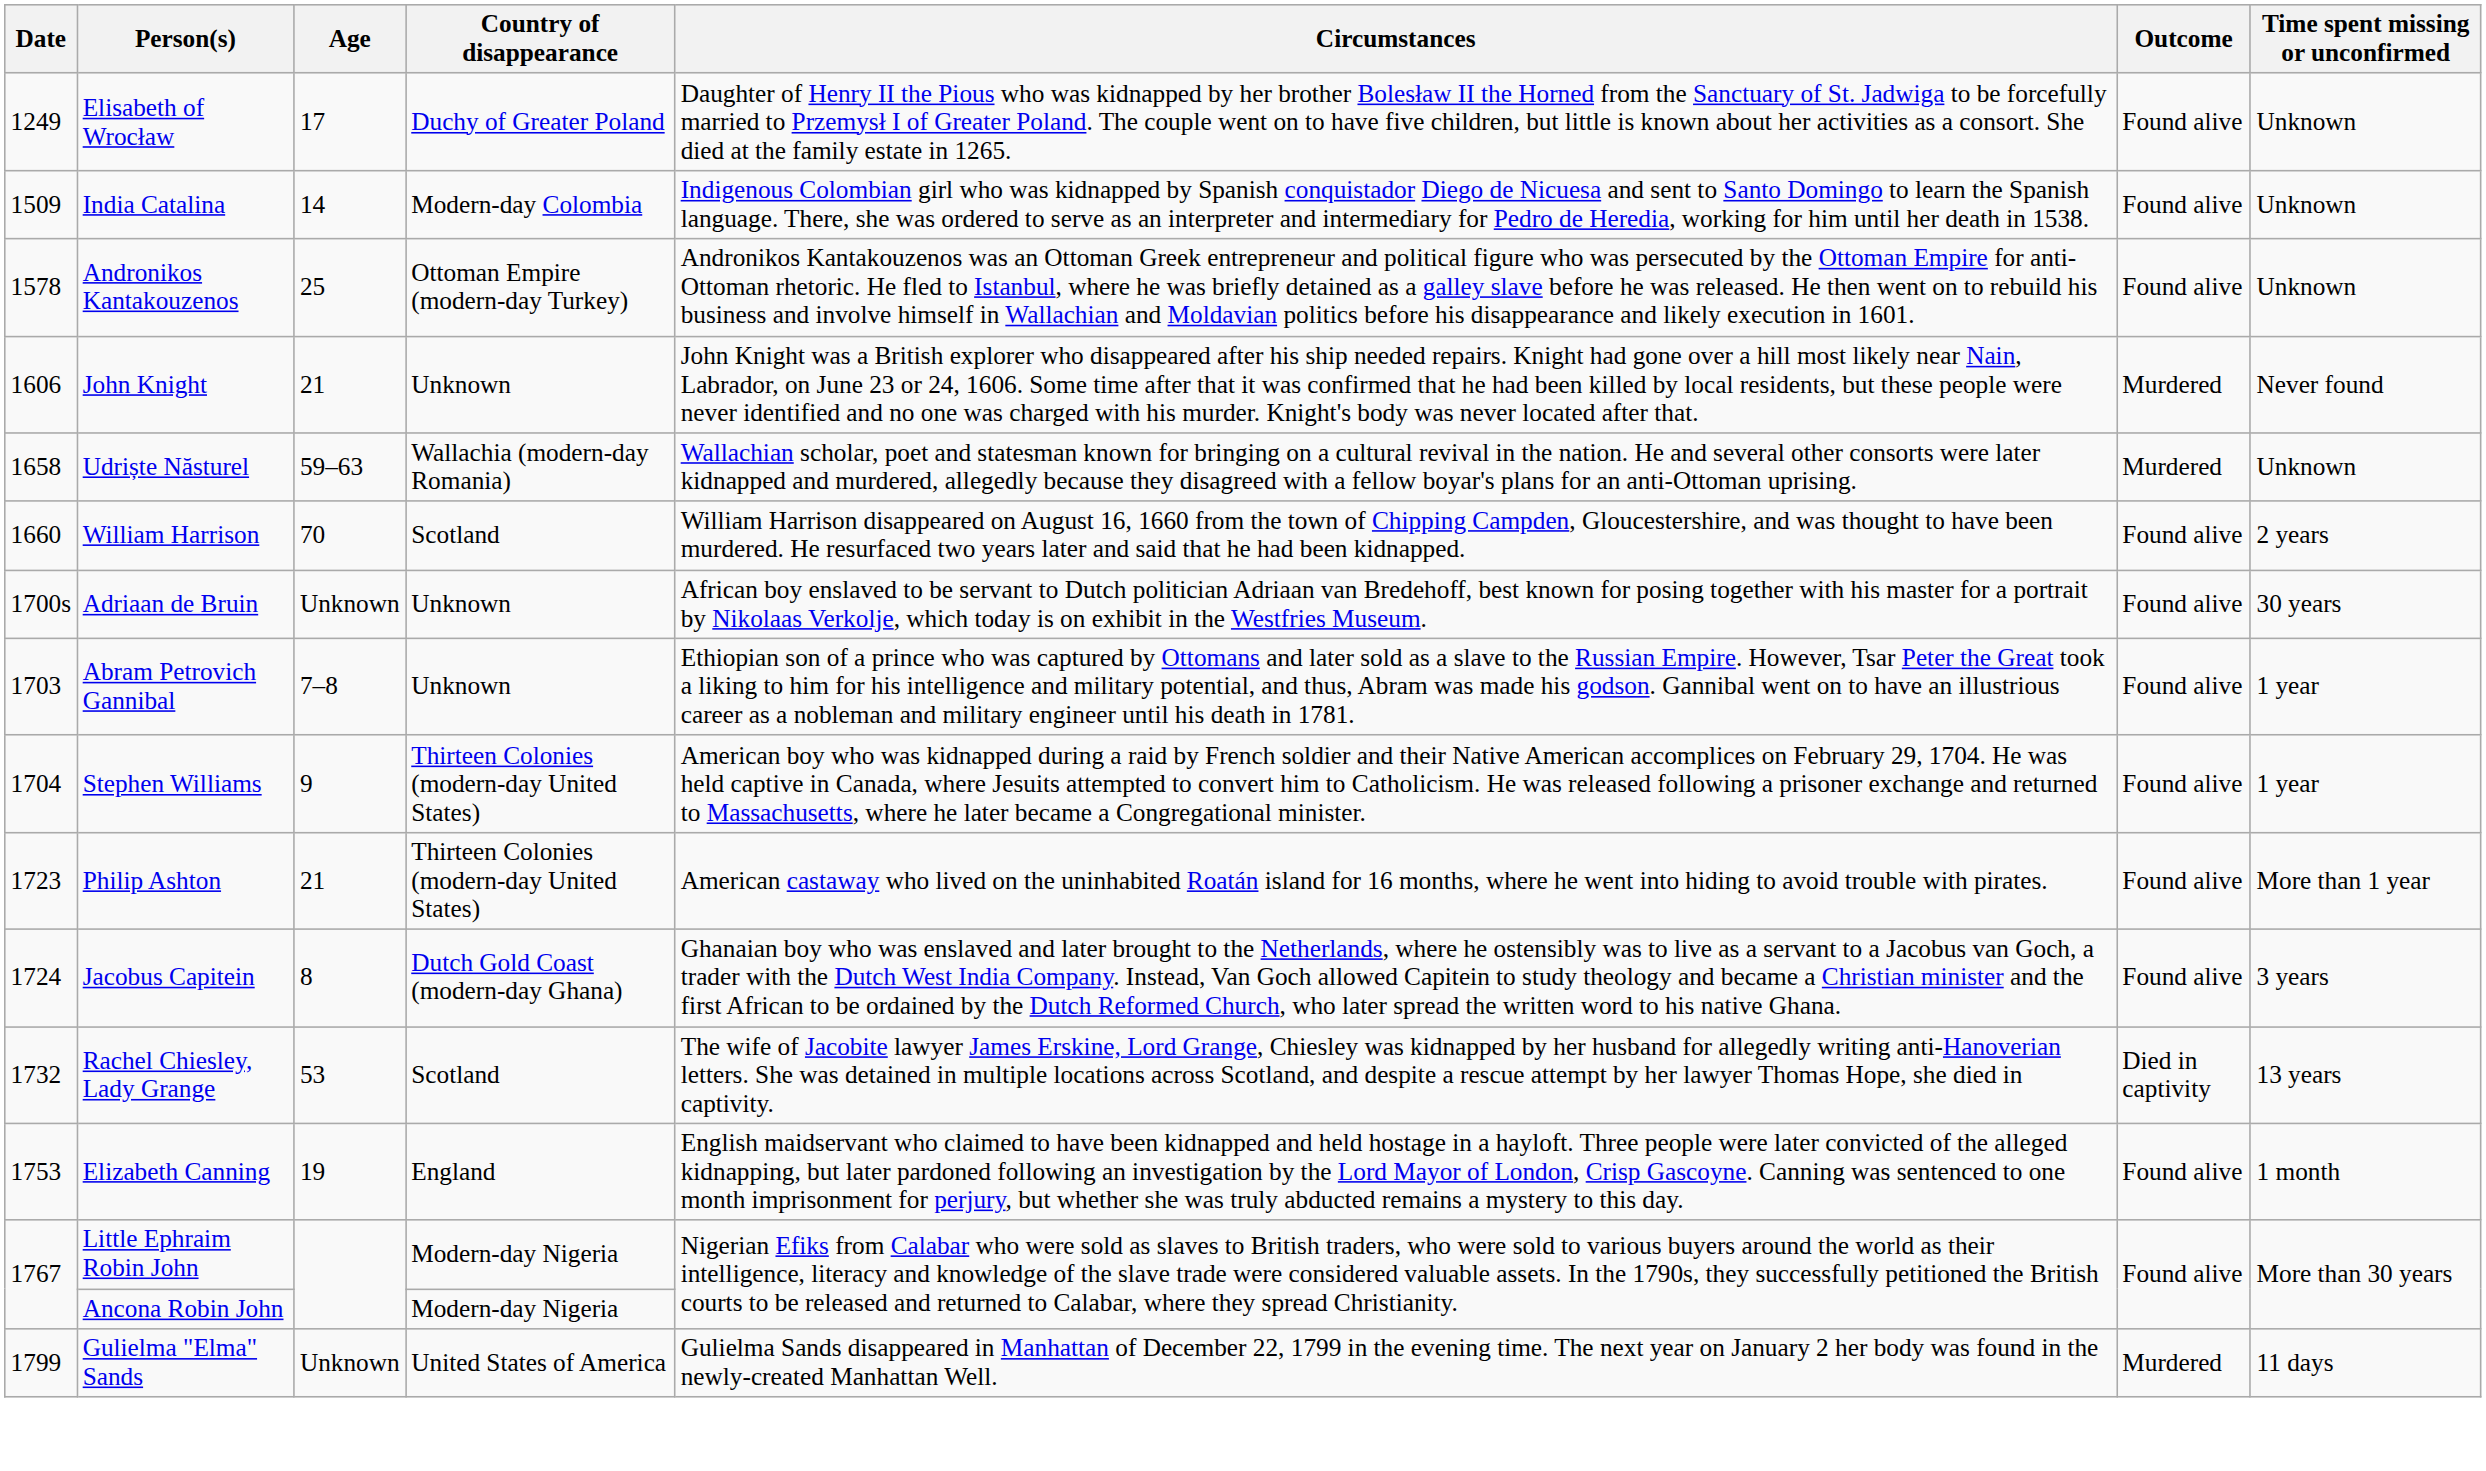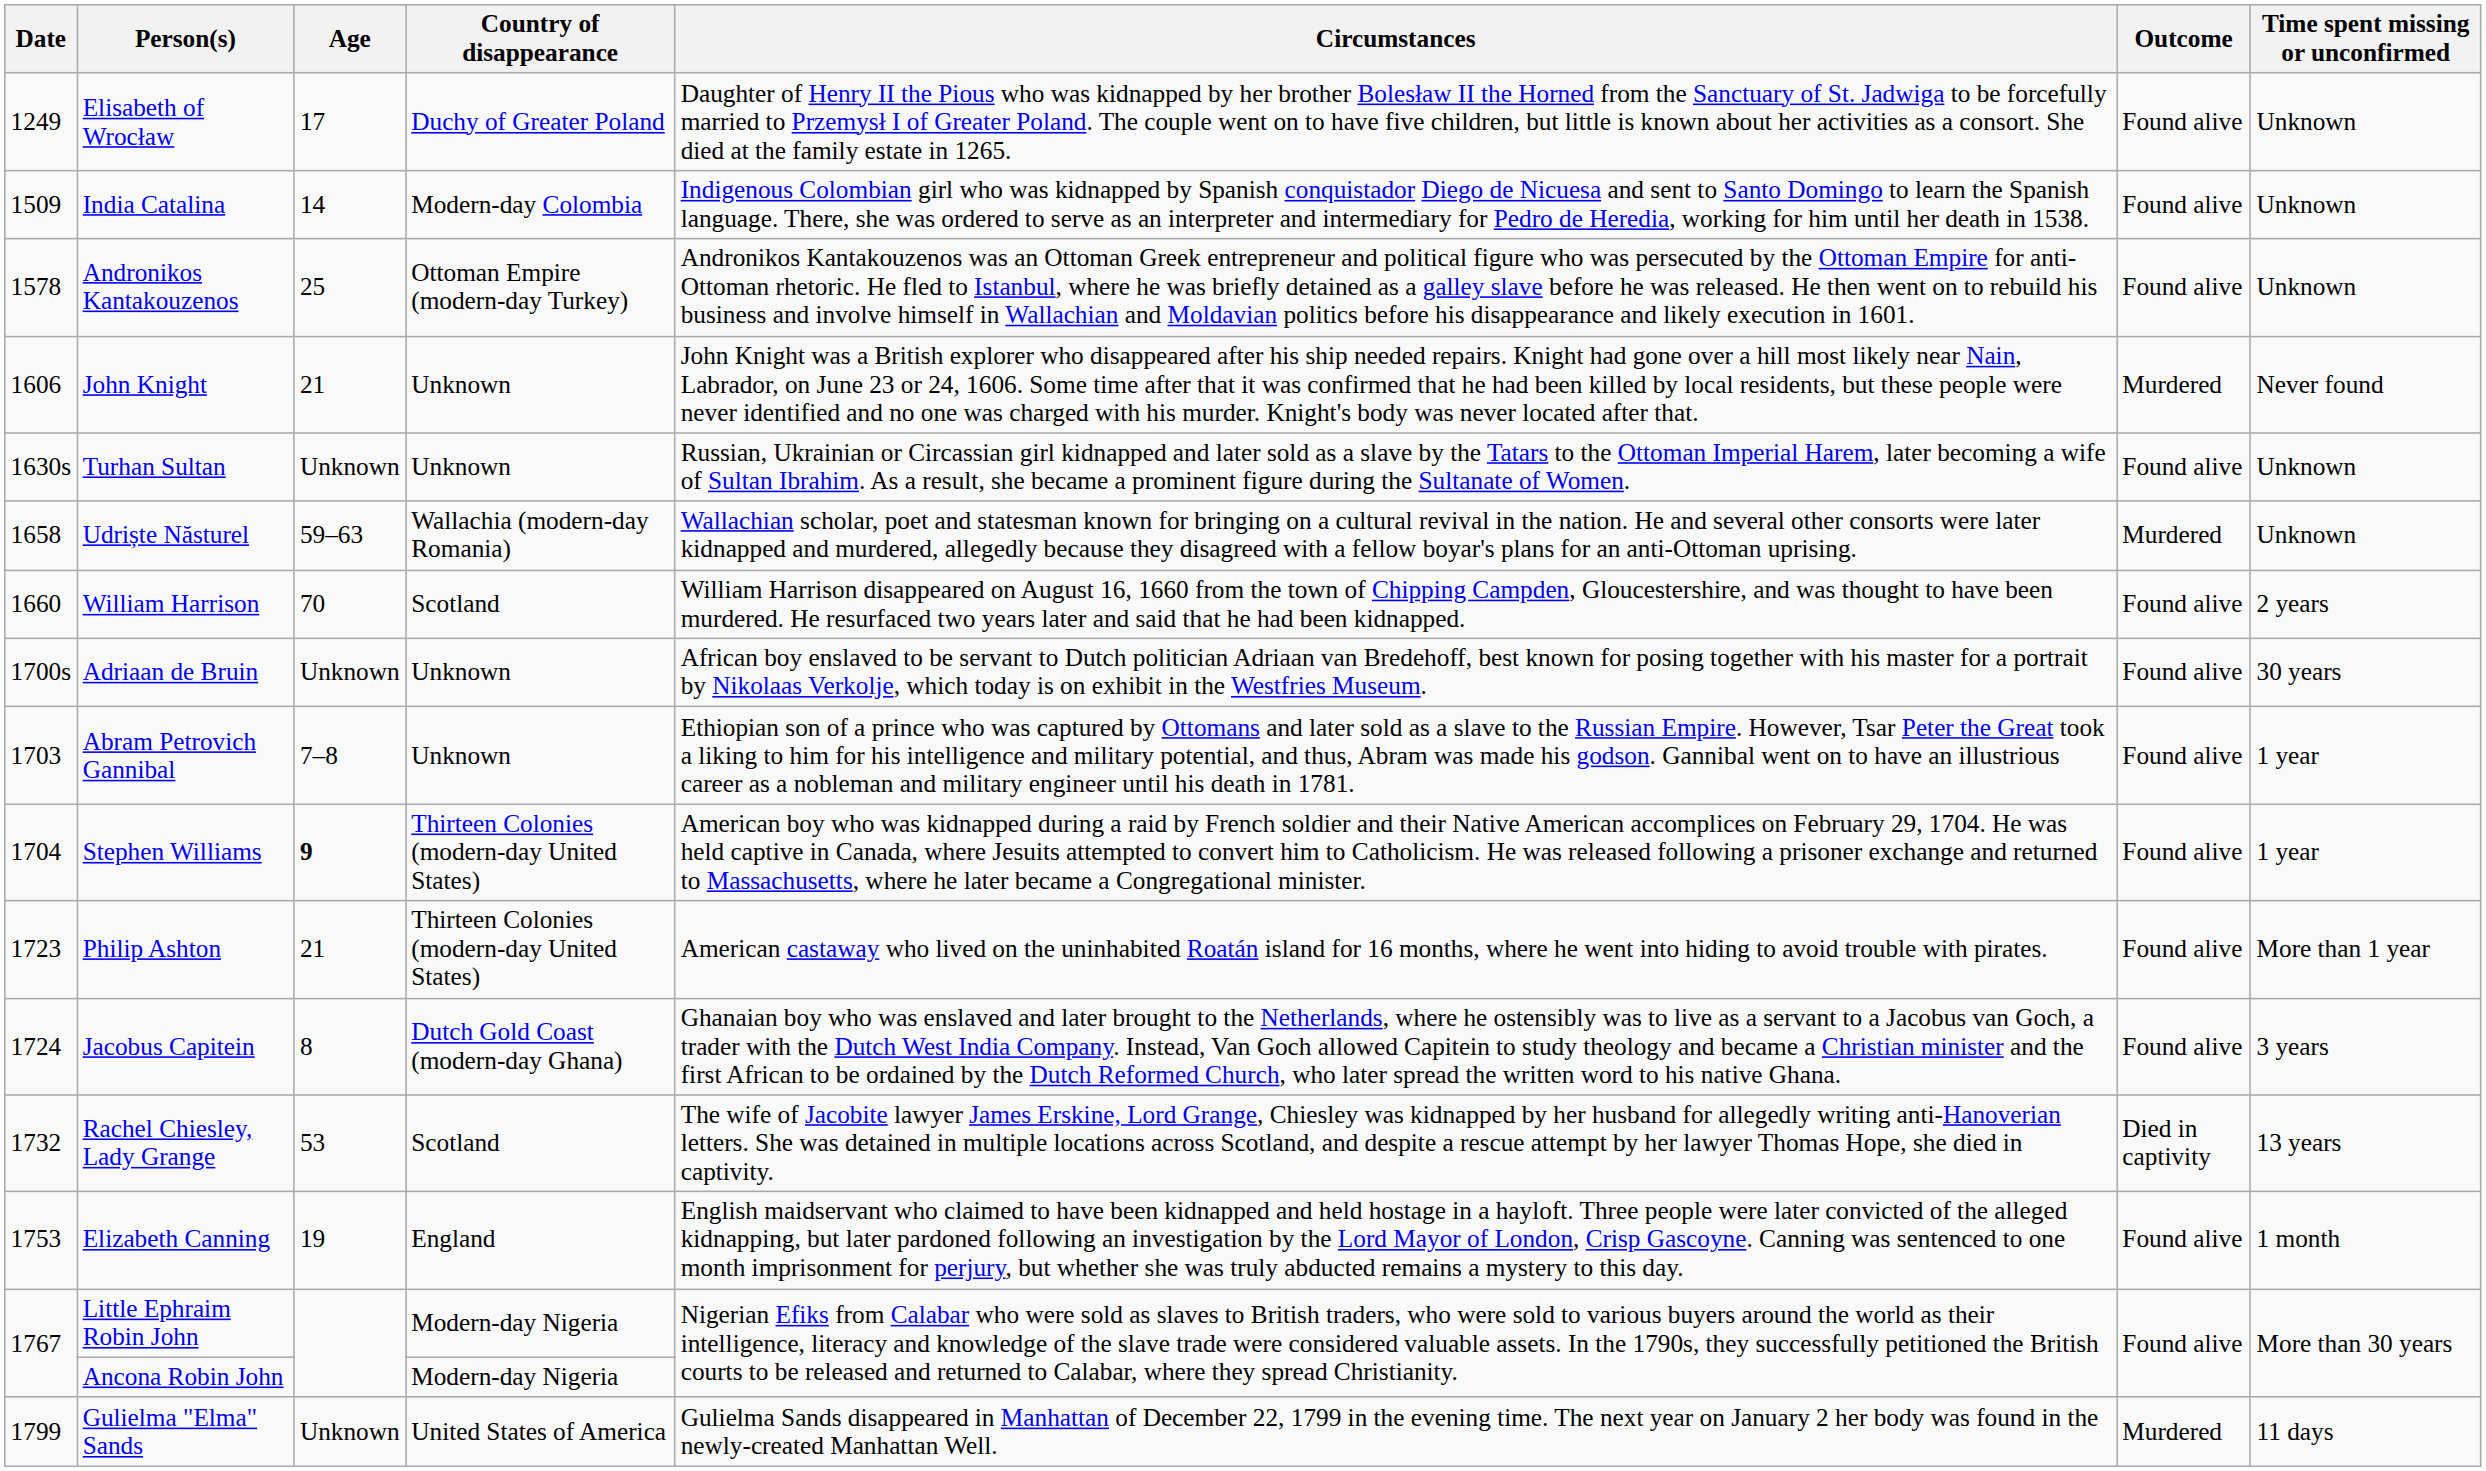+ row: (154, 466)
(306, 783) normal -> (306, 852) bold
